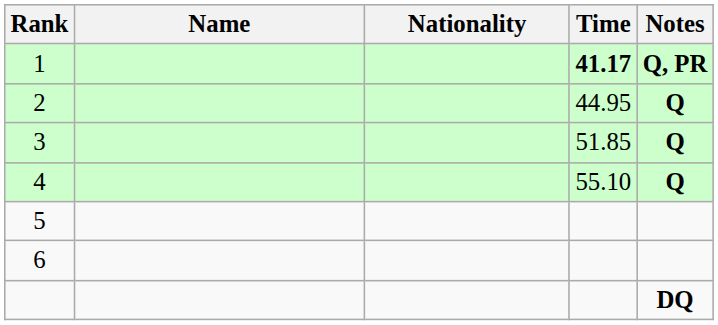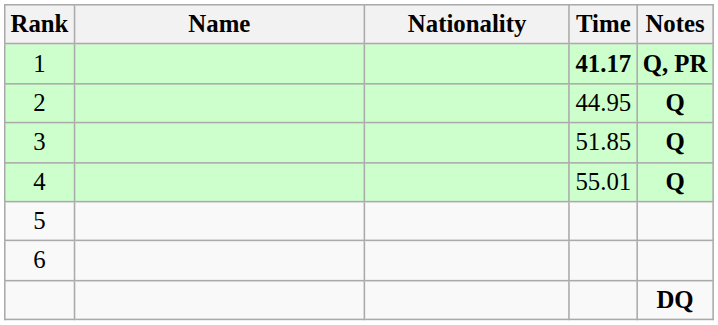(603, 181) 55.10 -> (603, 181) 55.01
